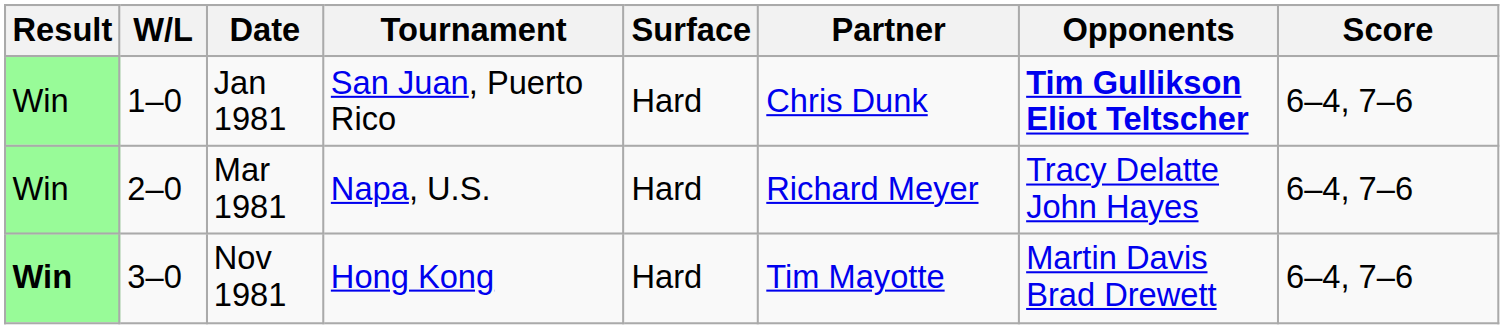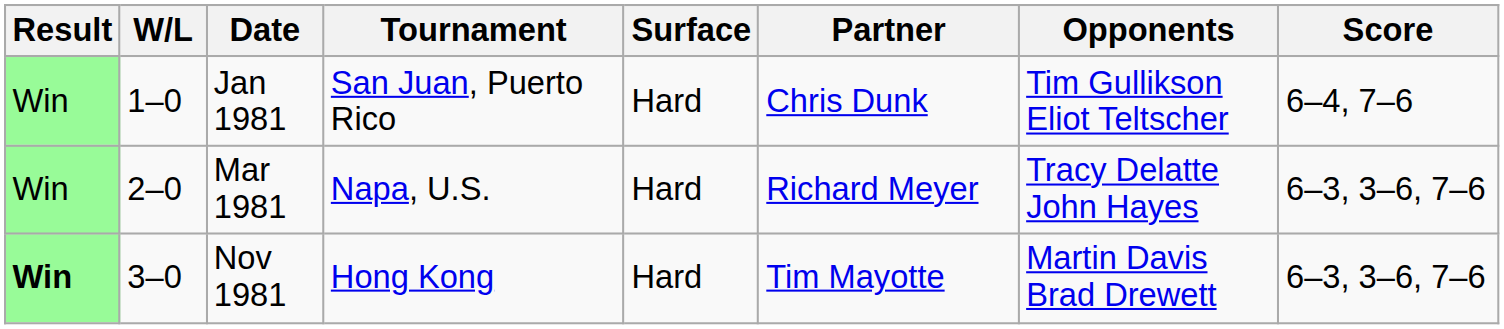(1137, 100) bold -> (1127, 100) normal
(1350, 188) 6–4, 7–6 -> (1386, 188) 6–3, 3–6, 7–6
(1350, 277) 6–4, 7–6 -> (1386, 277) 6–3, 3–6, 7–6
